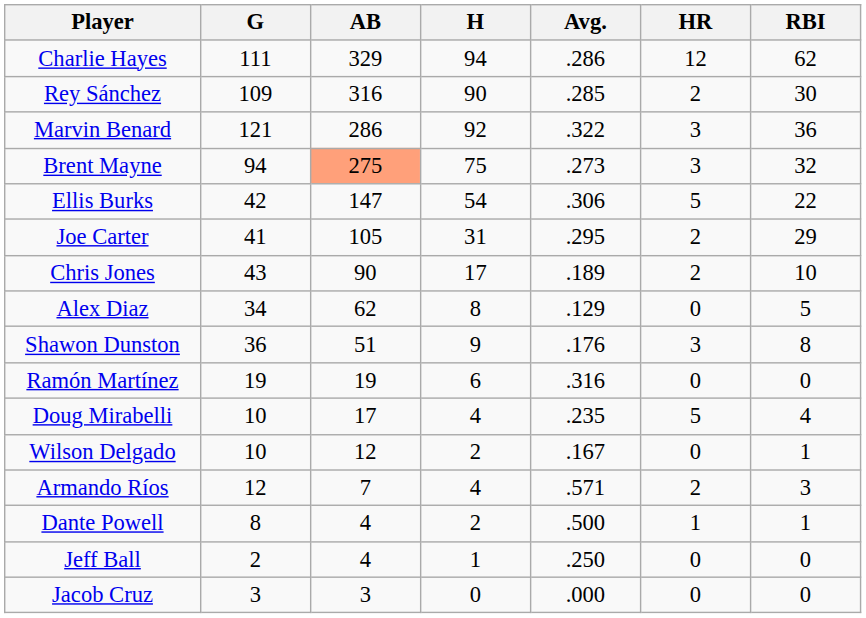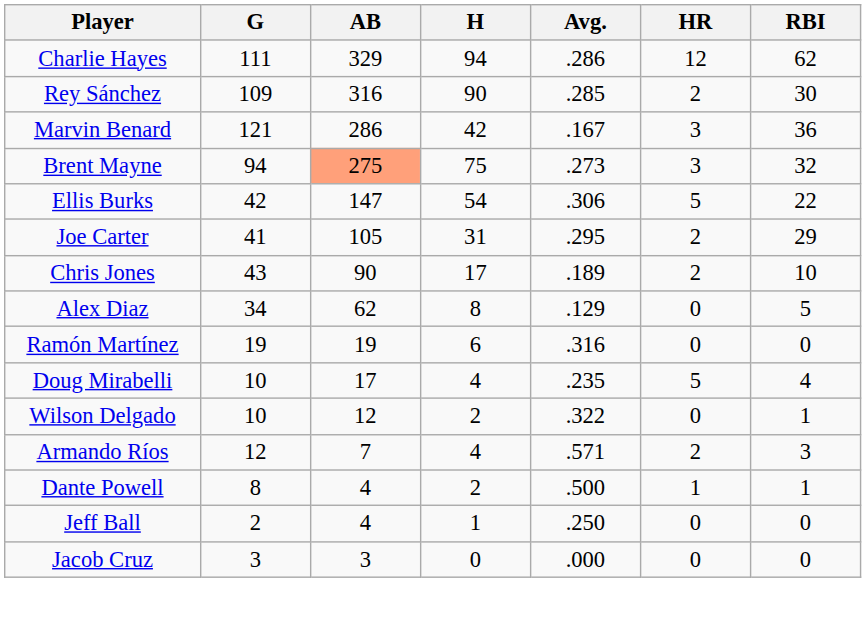(475, 129) 92 -> (475, 129) 42
(585, 129) .322 -> (585, 129) .167
- row: (103, 344)
(585, 451) .167 -> (585, 415) .322
